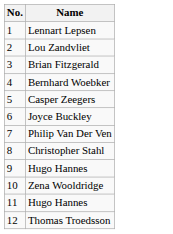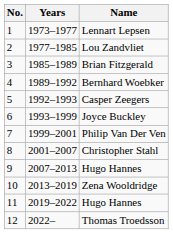+ column: (52, 13)
